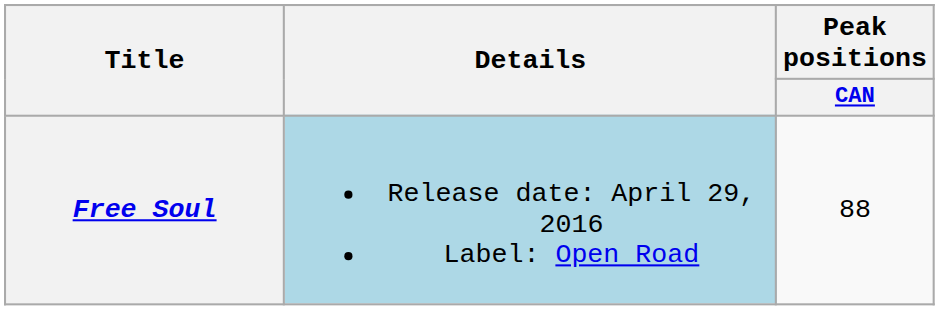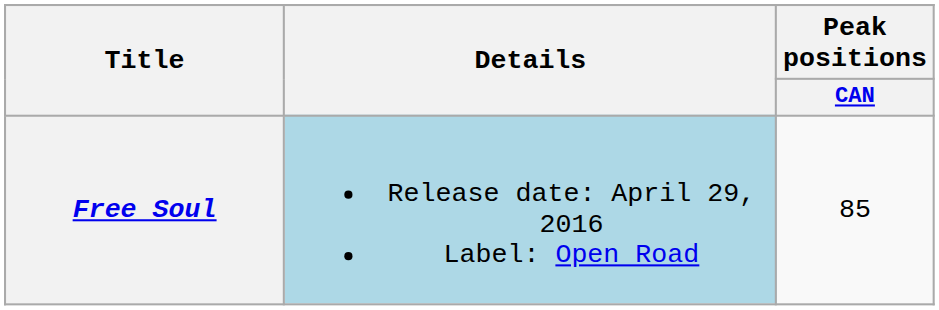(855, 209) 88 -> (855, 209) 85
